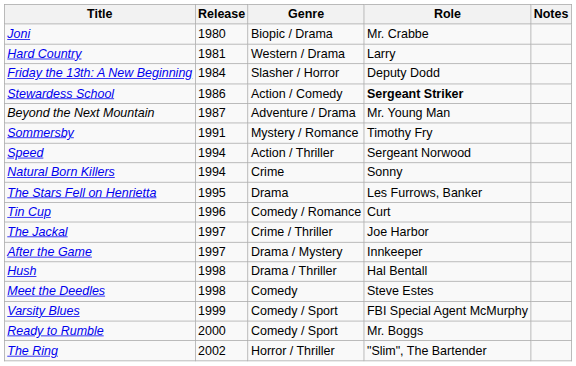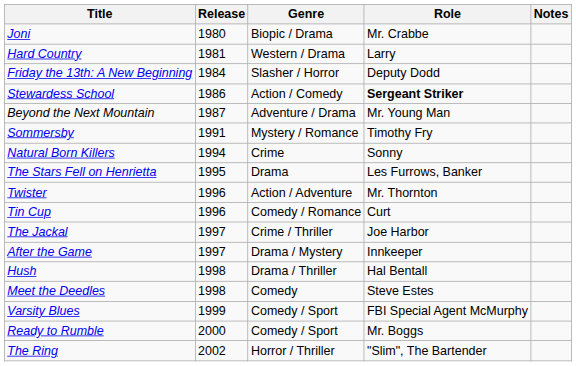- row: (25, 152)
+ row: (27, 192)
